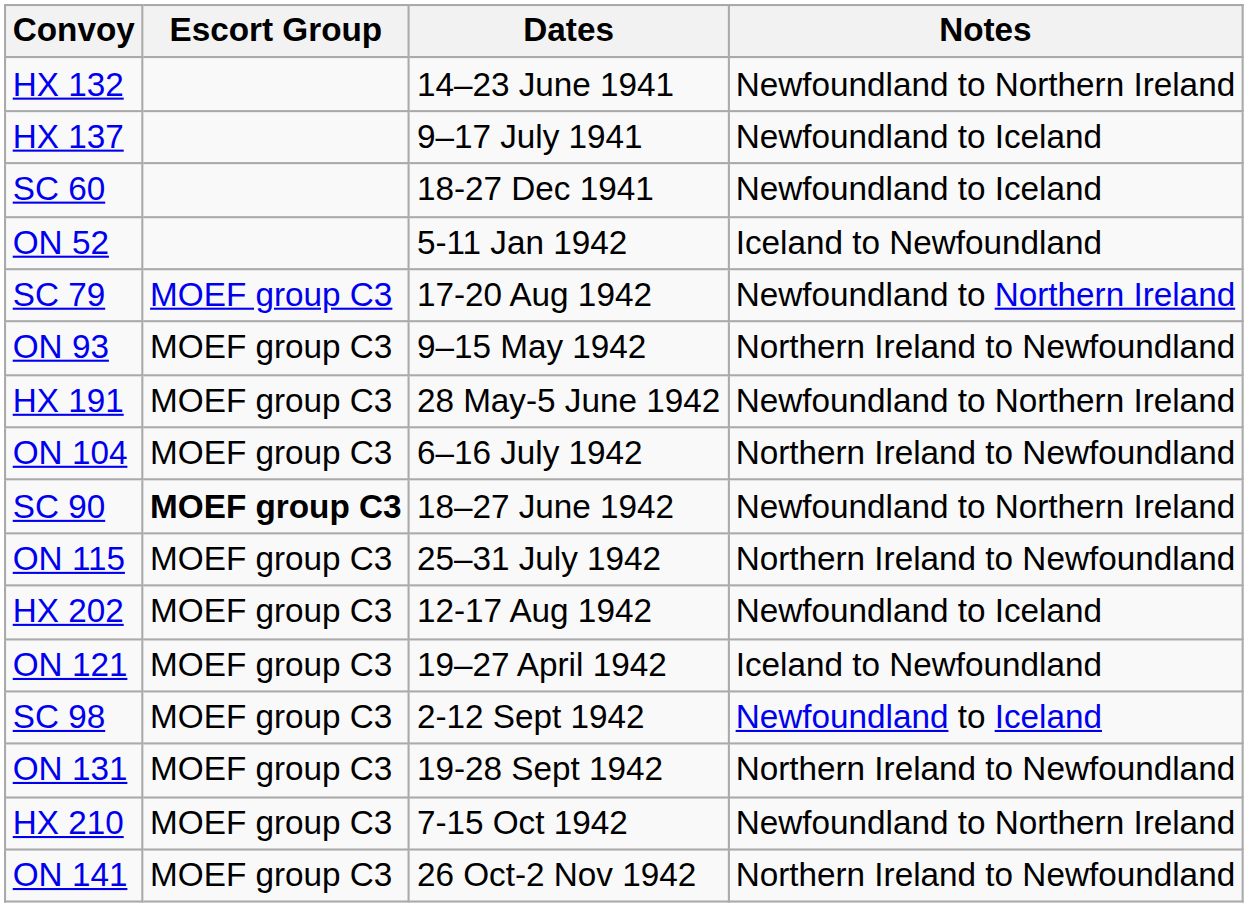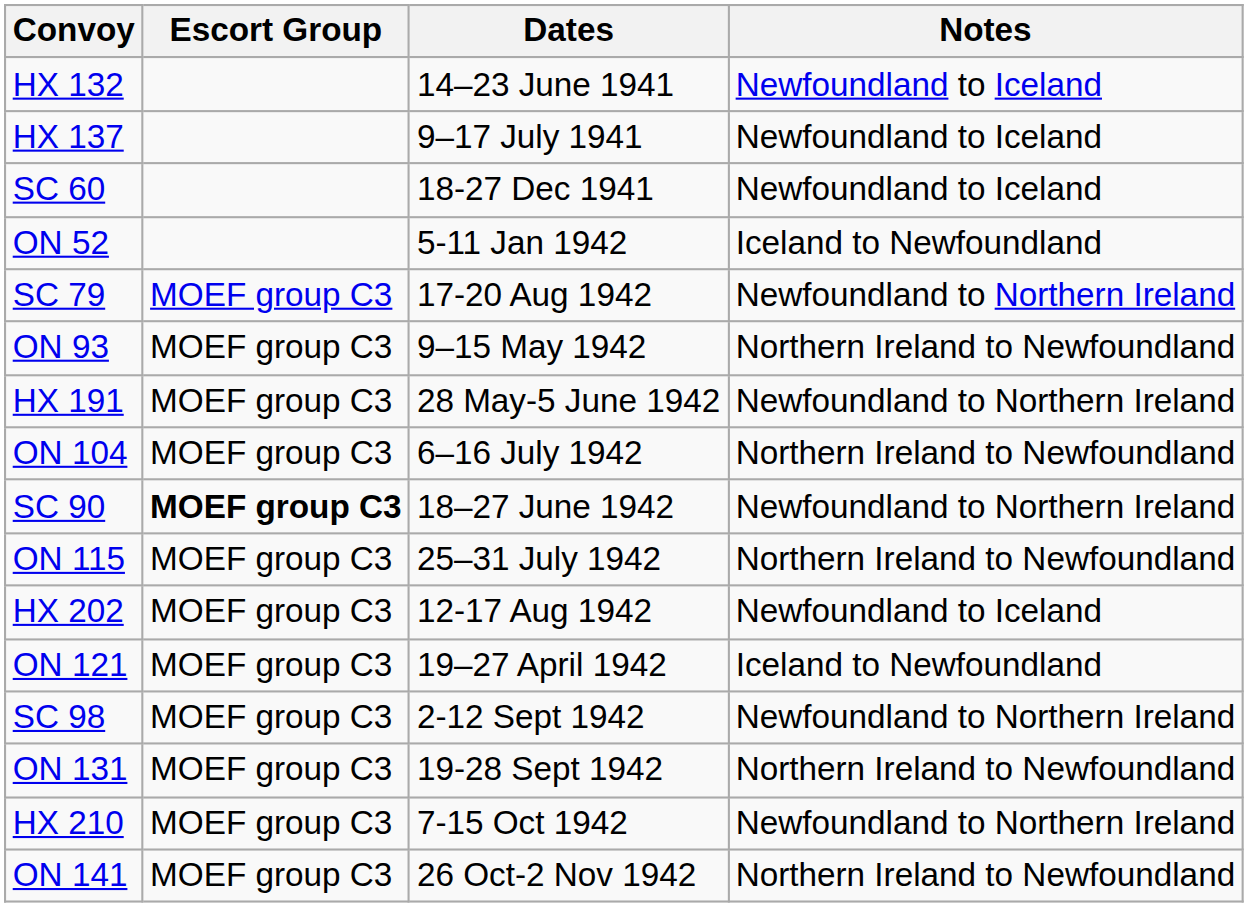(985, 83) Newfoundland to Northern Ireland -> (919, 83) Newfoundland to Iceland
(919, 717) Newfoundland to Iceland -> (985, 717) Newfoundland to Northern Ireland
